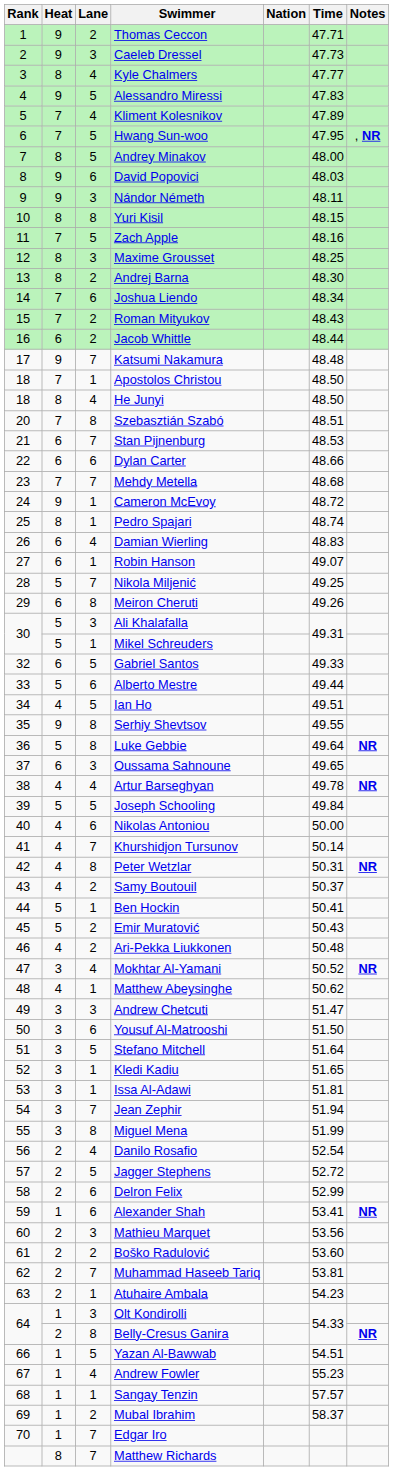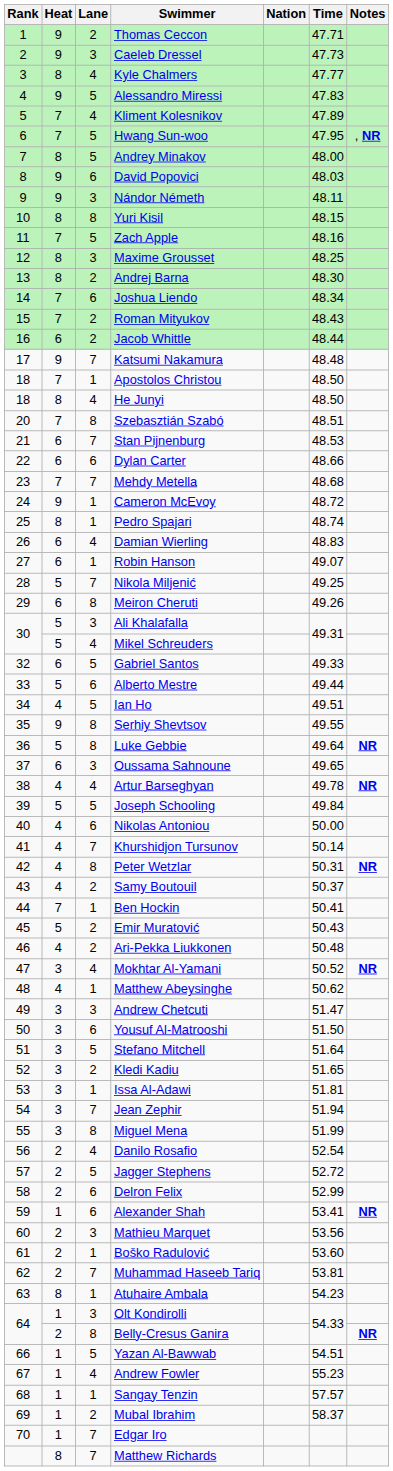(93, 643) 1 -> (93, 643) 4
(58, 907) 5 -> (58, 907) 7
(93, 1070) 1 -> (93, 1070) 2
(93, 1252) 2 -> (93, 1252) 1
(58, 1293) 2 -> (58, 1293) 8
